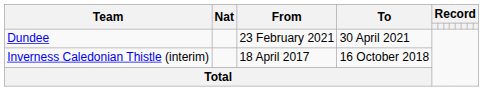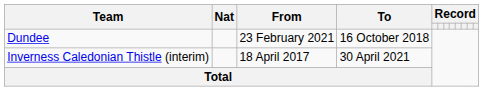(375, 38) 30 April 2021 -> (384, 38) 16 October 2018
(384, 57) 16 October 2018 -> (375, 57) 30 April 2021
